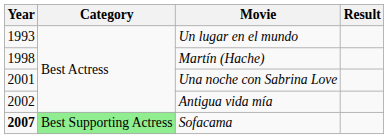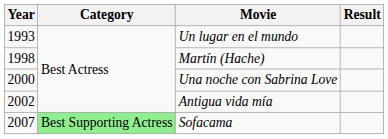(21, 79) 2001 -> (21, 79) 2000
(21, 123) bold -> (21, 123) normal
